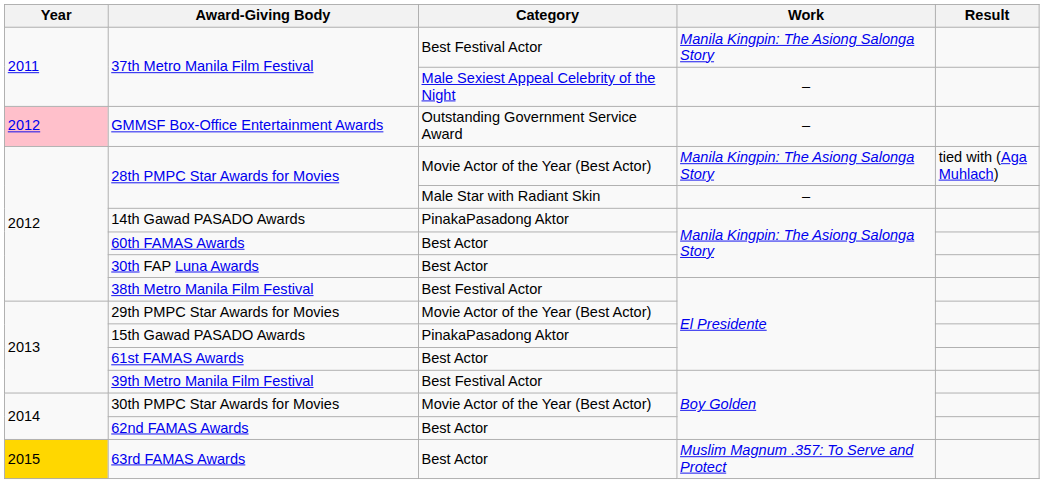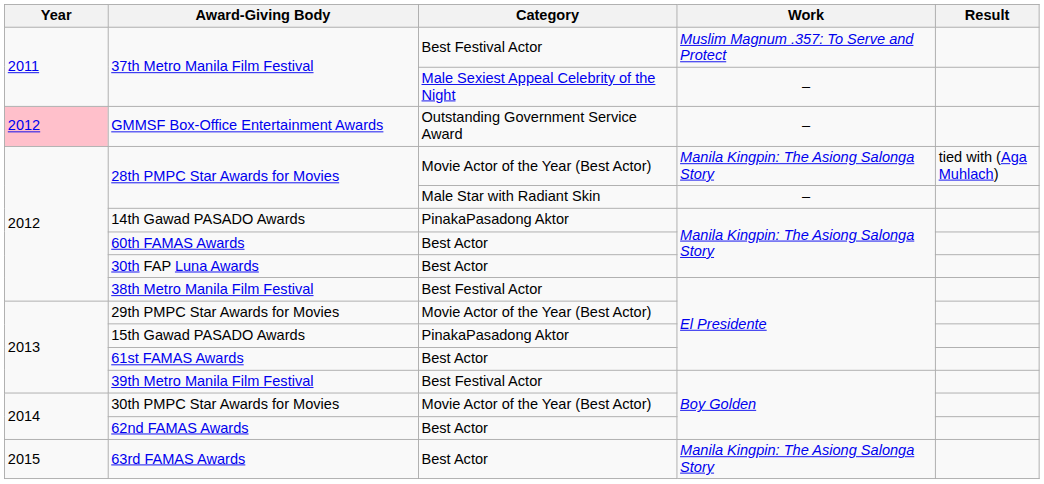(797, 47) Manila Kingpin: The Asiong Salonga Story -> (797, 47) Muslim Magnum .357: To Serve and Protect
(24, 459) gold background -> (24, 459) no background
(797, 459) Muslim Magnum .357: To Serve and Protect -> (797, 459) Manila Kingpin: The Asiong Salonga Story
